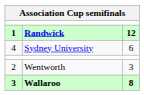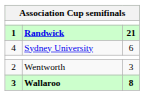(131, 32) 12 -> (131, 32) 21
